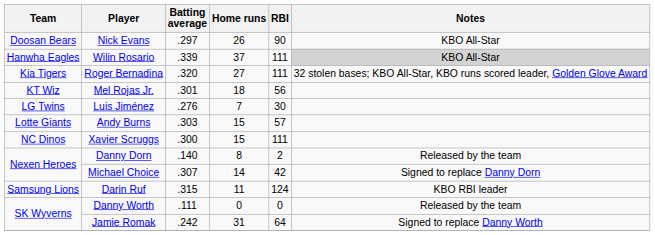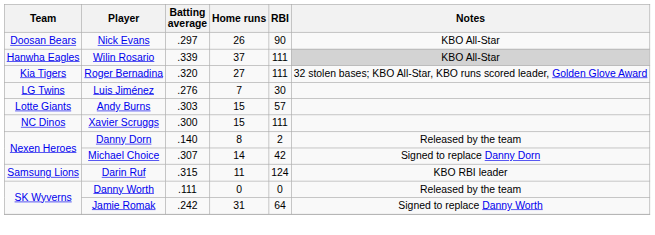- row: (124, 90)
